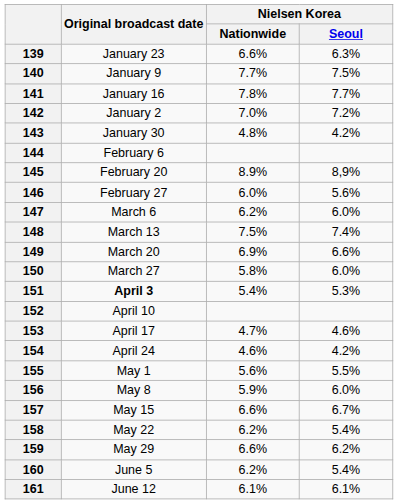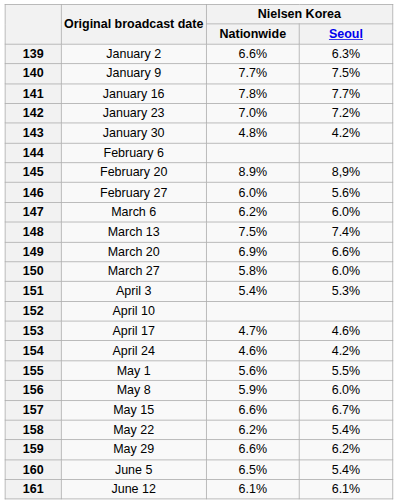(134, 53) January 23 -> (134, 53) January 2
(134, 113) January 2 -> (134, 113) January 23
(134, 291) bold -> (134, 291) normal
(253, 469) 6.2% -> (253, 469) 6.5%
